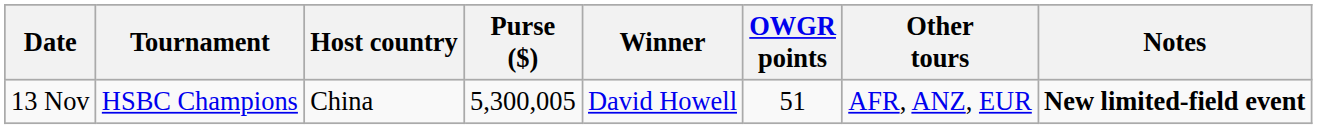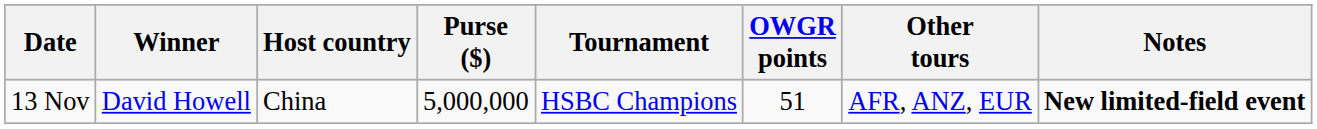columns swapped: (200, 42) <-> (662, 42)
(523, 101) 5,300,005 -> (476, 101) 5,000,000
